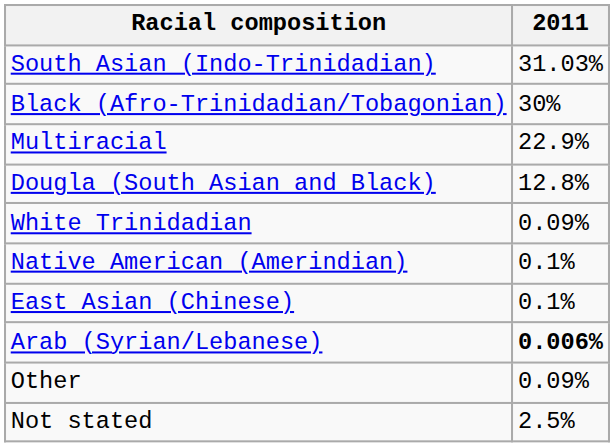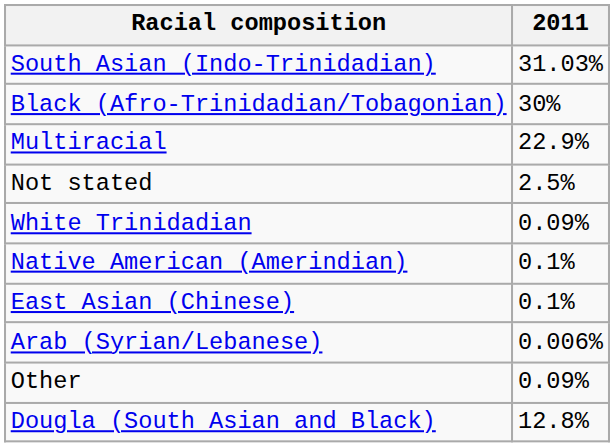rows swapped: (223, 183) <-> (82, 422)
(561, 342) bold -> (561, 342) normal
